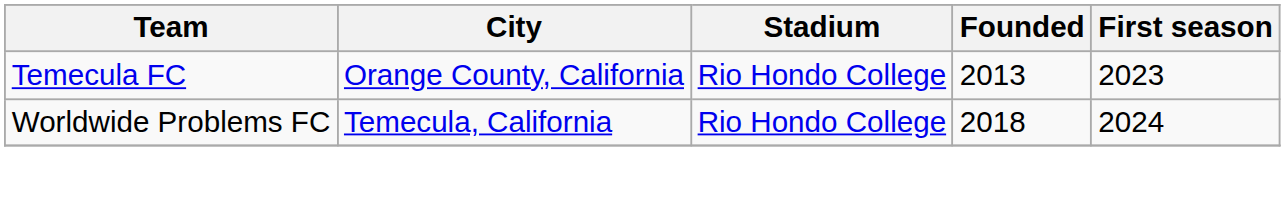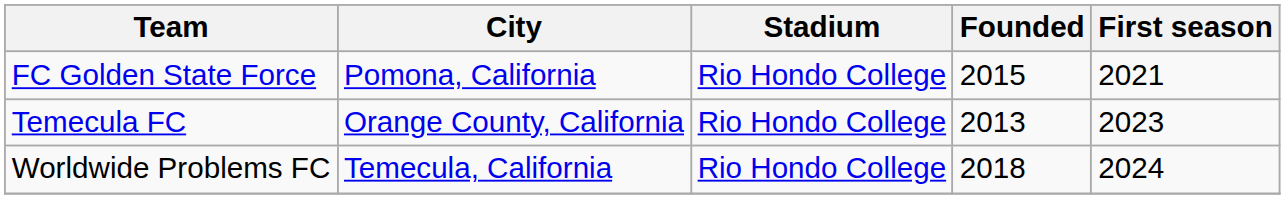+ row: (164, 74)
